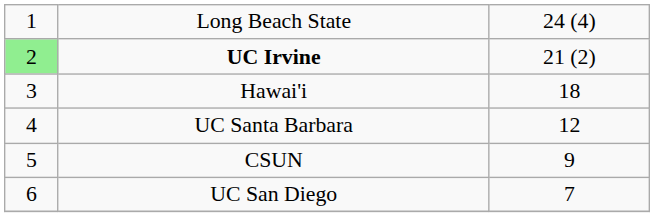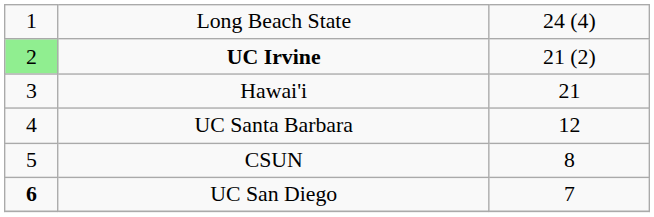(569, 90) 18 -> (569, 90) 21
(569, 159) 9 -> (569, 159) 8
(31, 194) normal -> (31, 194) bold
